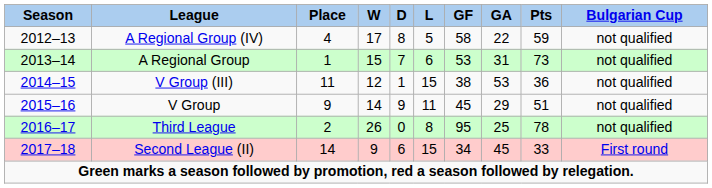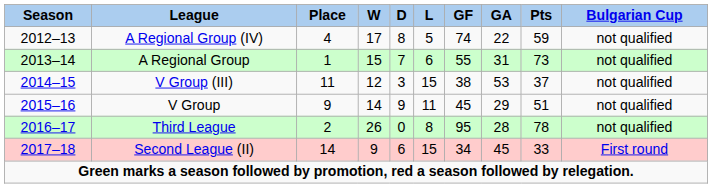(463, 37) 58 -> (463, 37) 74
(463, 60) 53 -> (463, 60) 55
(401, 82) 1 -> (401, 82) 3
(541, 82) 36 -> (541, 82) 37
(501, 127) 25 -> (501, 127) 28
